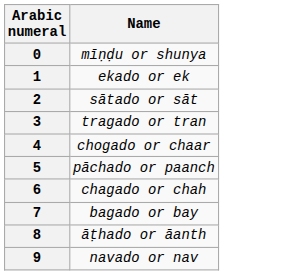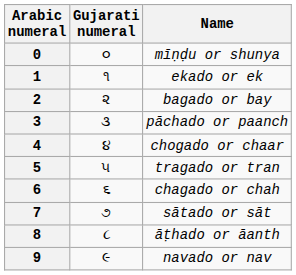+ column: (106, 24)
(144, 100) sātado or sāt -> (217, 100) bagado or bay
(144, 123) tragado or tran -> (217, 123) pāchado or paanch
(144, 168) pāchado or paanch -> (217, 168) tragado or tran
(144, 213) bagado or bay -> (217, 213) sātado or sāt
